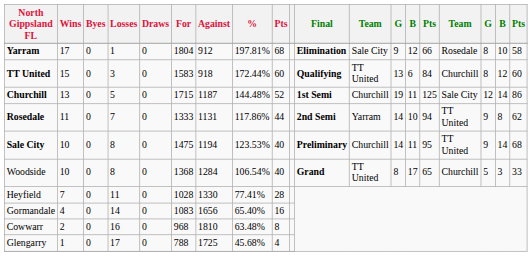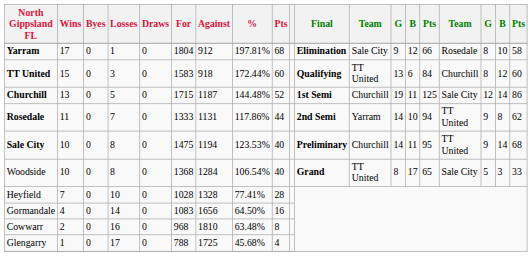(460, 172) Churchill -> (460, 172) Sale City
(115, 194) 11 -> (115, 194) 10
(208, 194) 1330 -> (208, 194) 1328
(250, 210) 65.40% -> (250, 210) 64.50%
